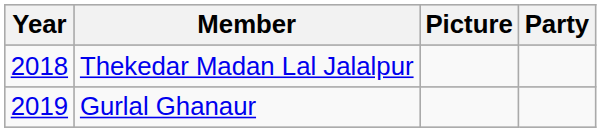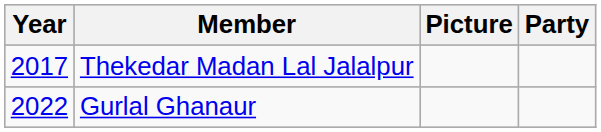(39, 65) 2018 -> (39, 65) 2017
(39, 106) 2019 -> (39, 106) 2022
